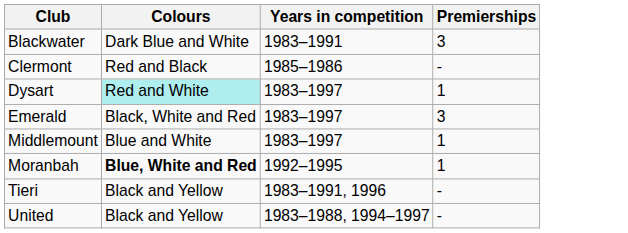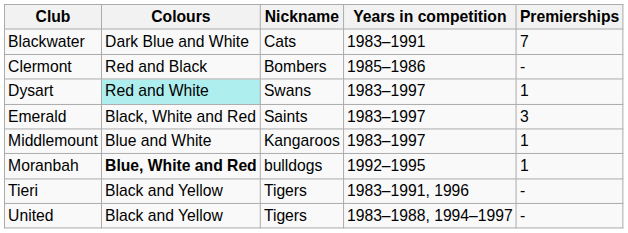+ column: (302, 16)
(441, 41) 3 -> (524, 41) 7
